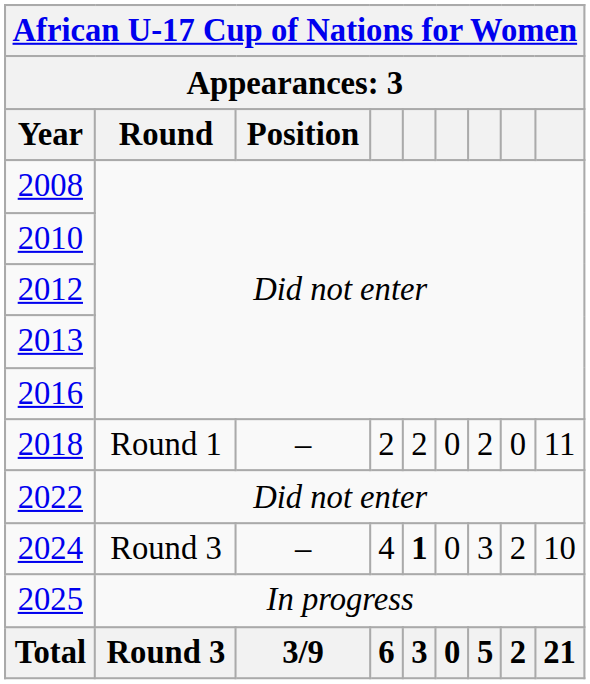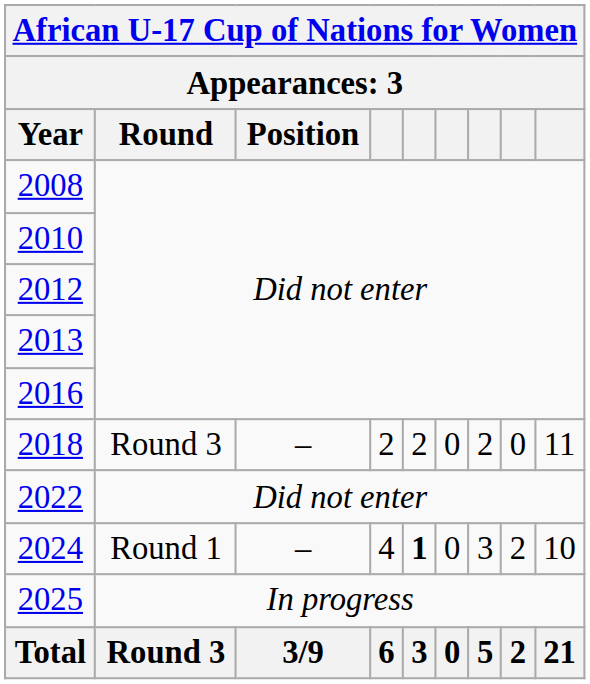(166, 444) Round 1 -> (166, 444) Round 3
(166, 548) Round 3 -> (166, 548) Round 1
